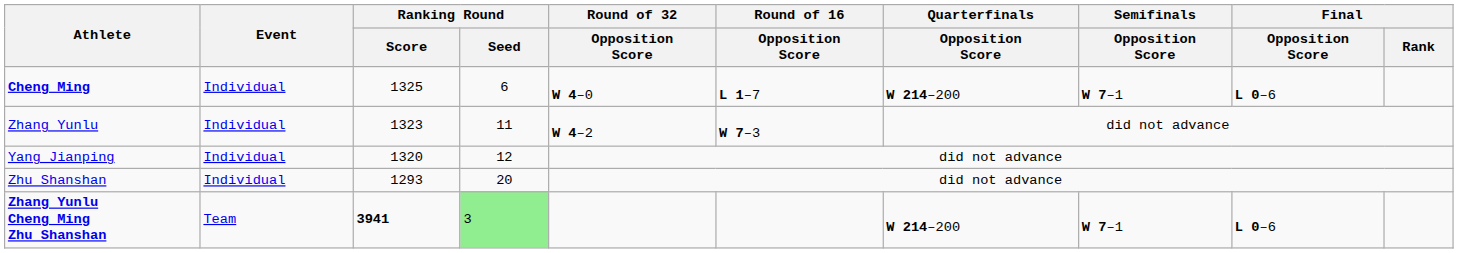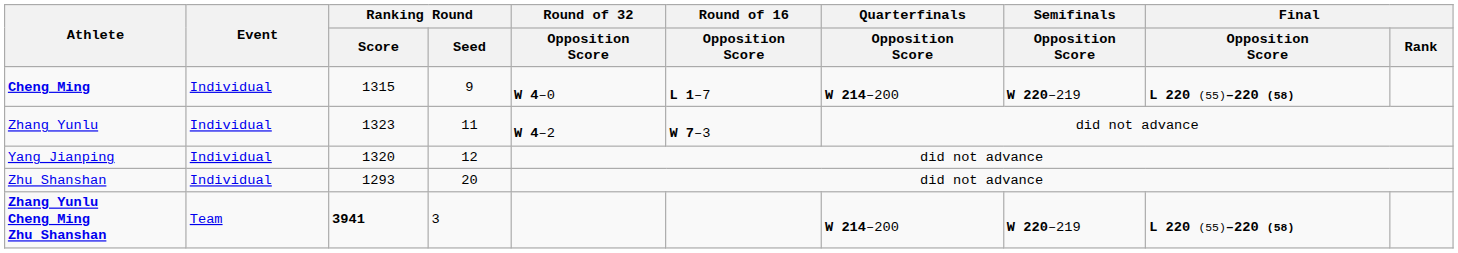(407, 86) 1325 -> (379, 86) 1315
(504, 86) 6 -> (469, 86) 9
(1102, 95) W 7–1 -> (1044, 95) W 220–219
(1255, 95) L 0–6 -> (1222, 95) L 220 (55)–220 (58)
(467, 219) lightgreen background -> (436, 219) no background
(1102, 227) W 7–1 -> (1044, 227) W 220–219
(1255, 227) L 0–6 -> (1222, 227) L 220 (55)–220 (58)
